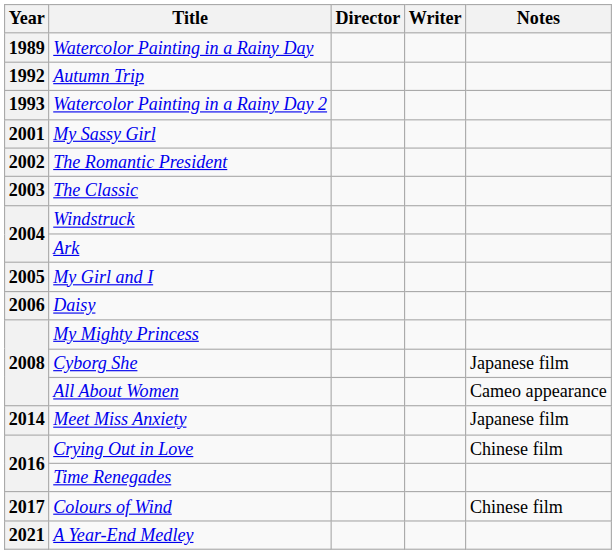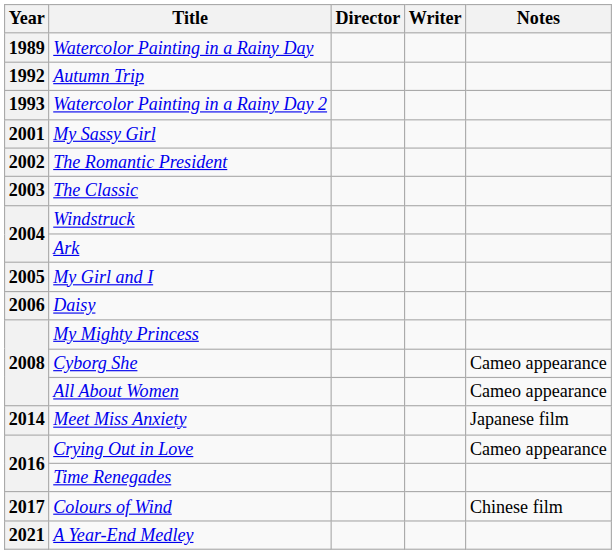(519, 362) Japanese film -> (538, 362) Cameo appearance
(516, 448) Chinese film -> (538, 448) Cameo appearance
